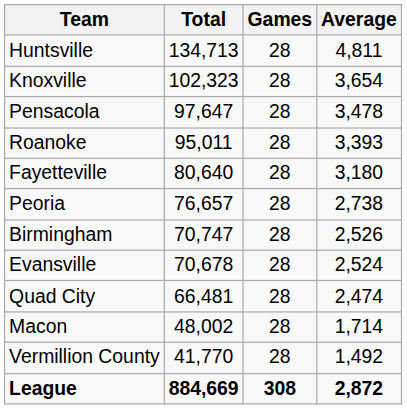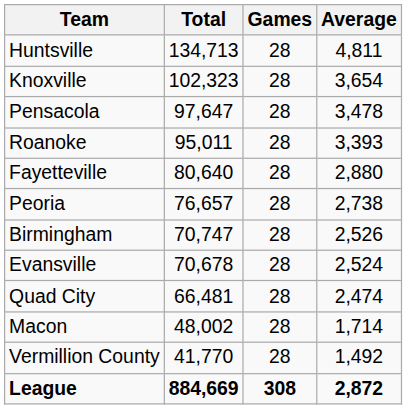(359, 173) 3,180 -> (359, 173) 2,880
